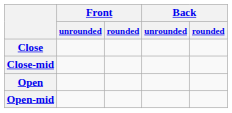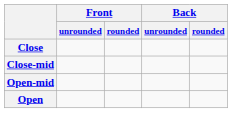rows swapped: (30, 99) <-> (30, 82)
